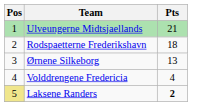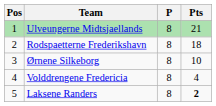+ column: (169, 12)
(172, 61) 13 -> (196, 61) 10
(14, 93) khaki background -> (14, 93) no background
